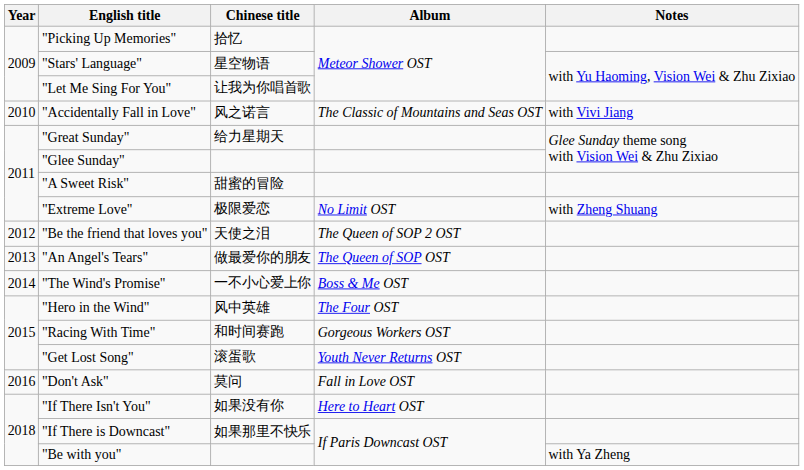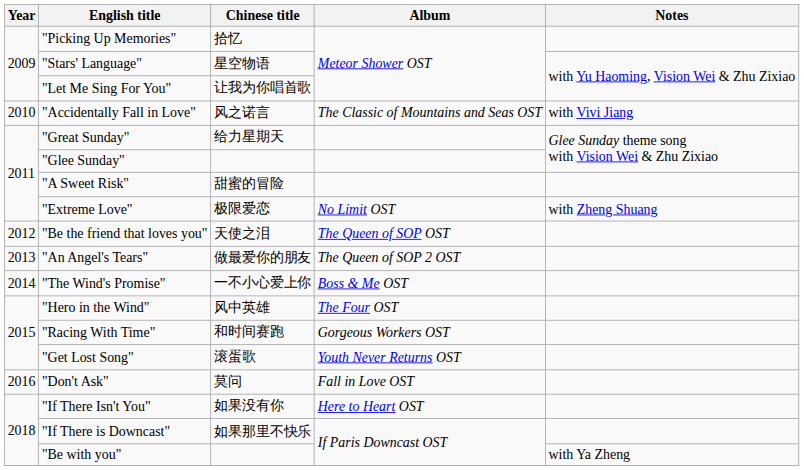(389, 233) The Queen of SOP 2 OST -> (384, 233) The Queen of SOP OST
(384, 258) The Queen of SOP OST -> (389, 258) The Queen of SOP 2 OST
